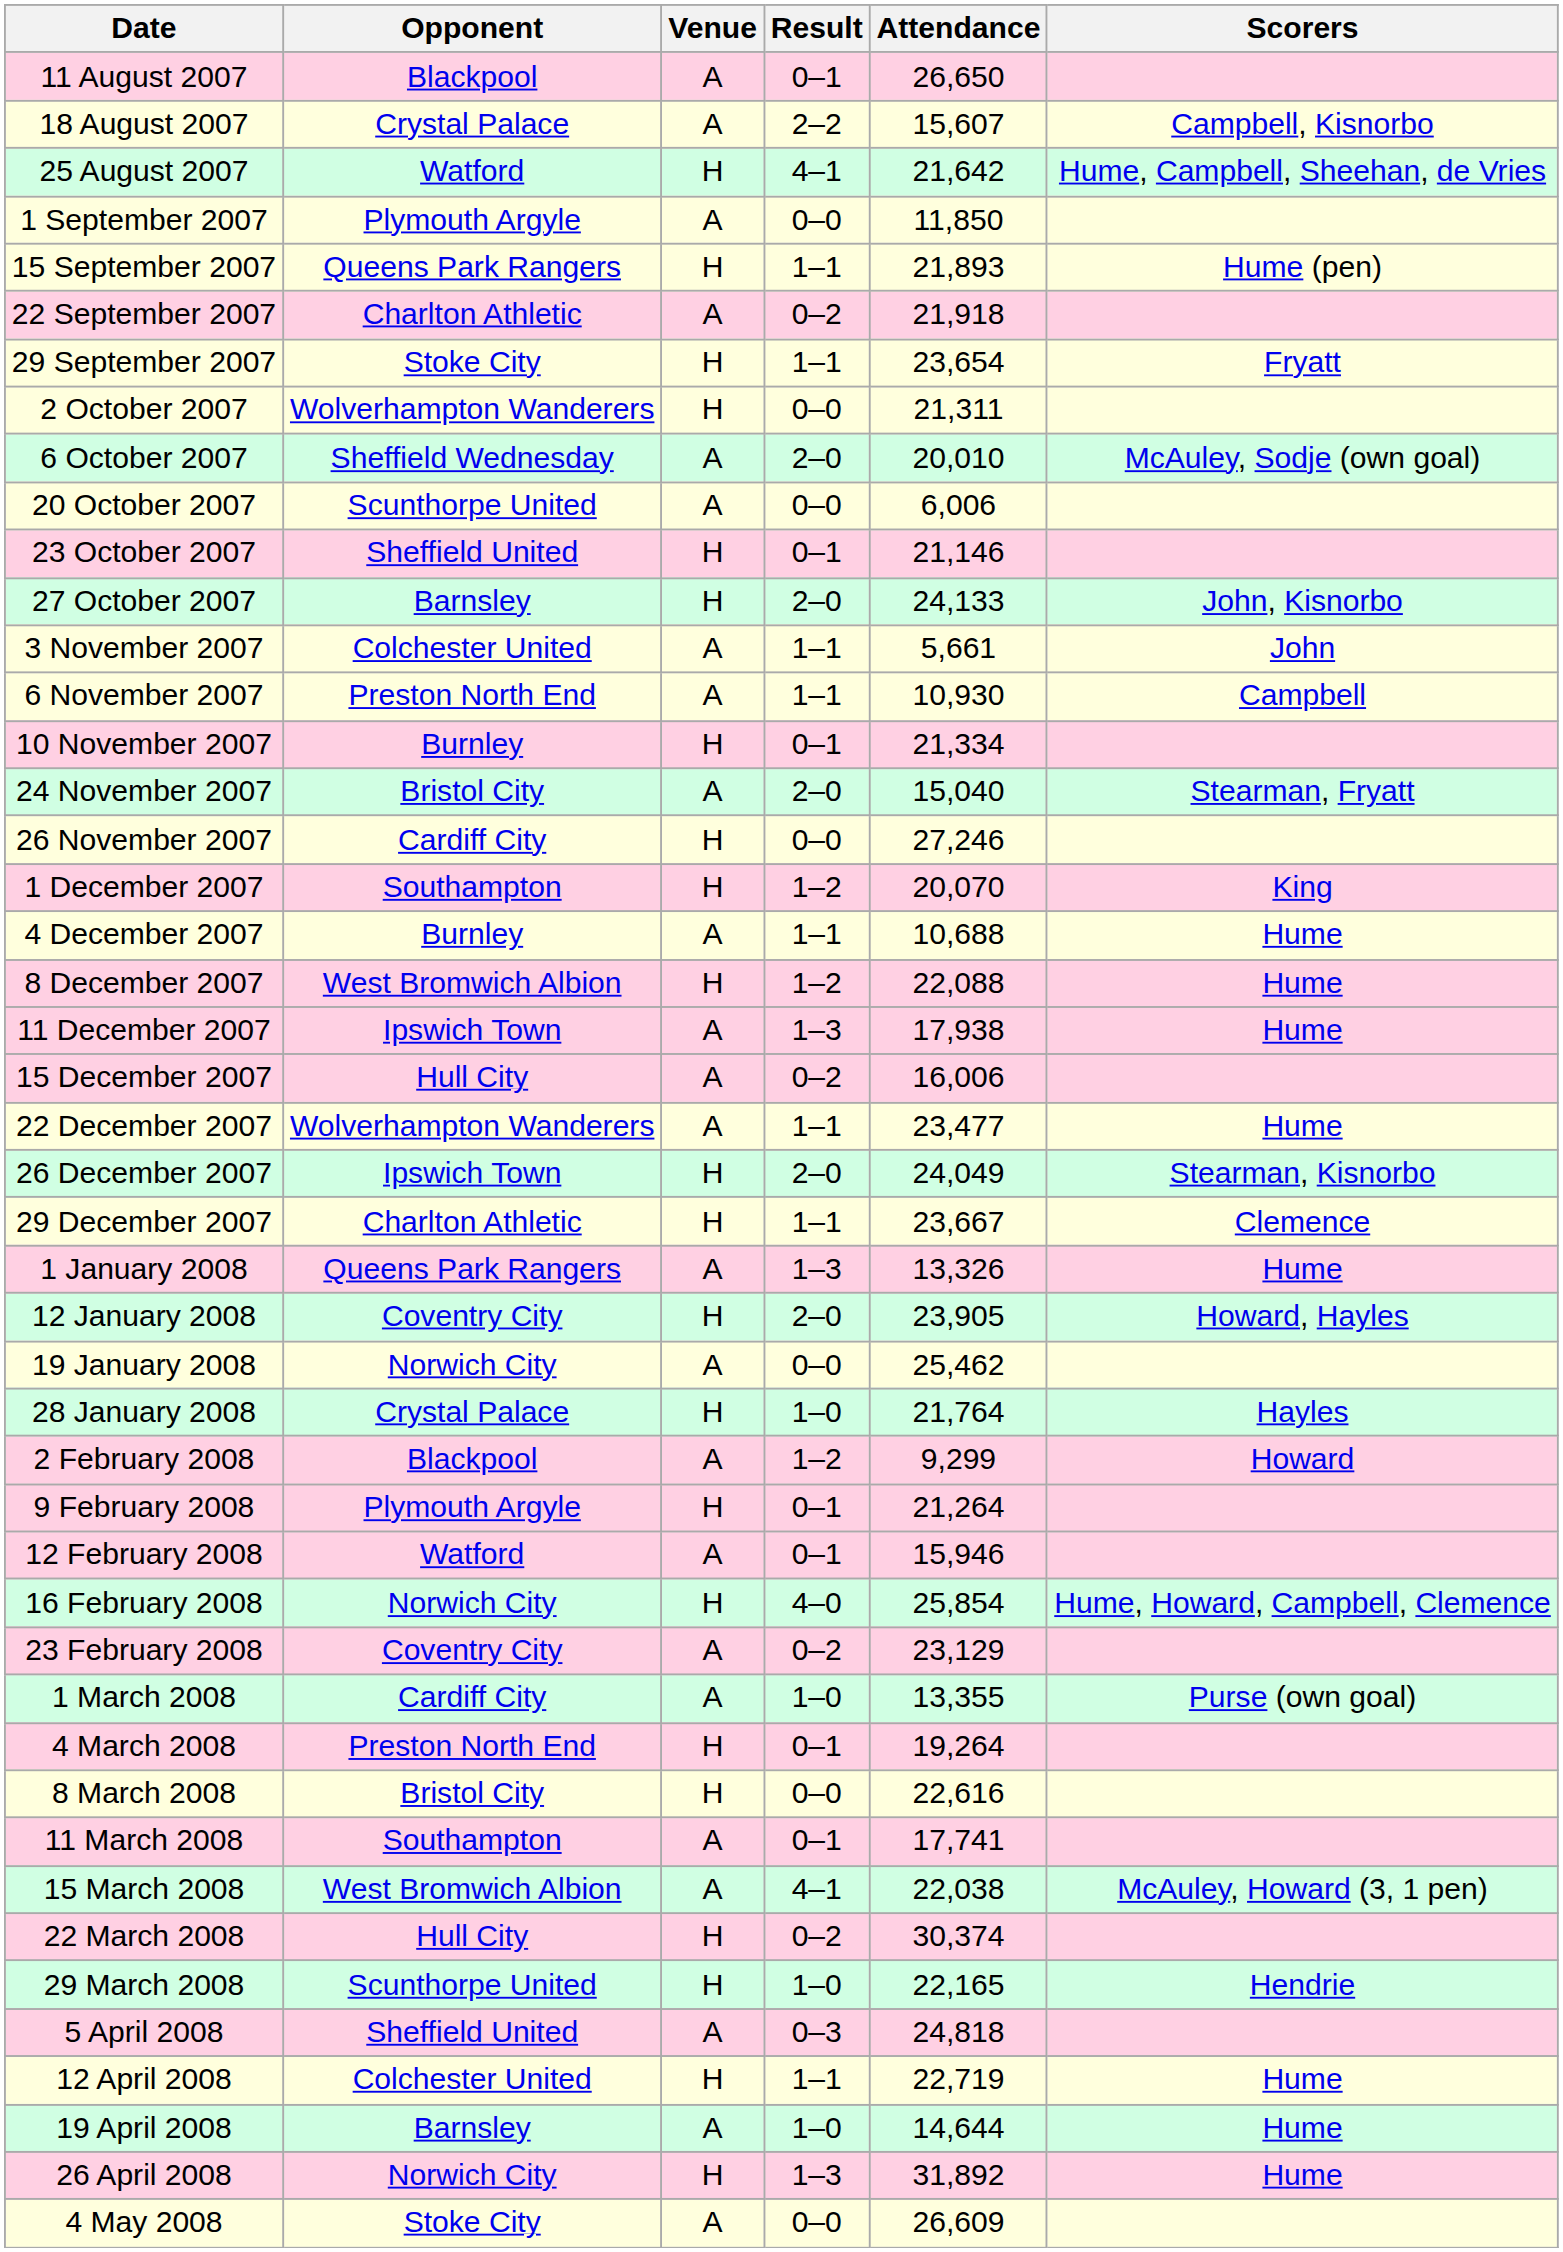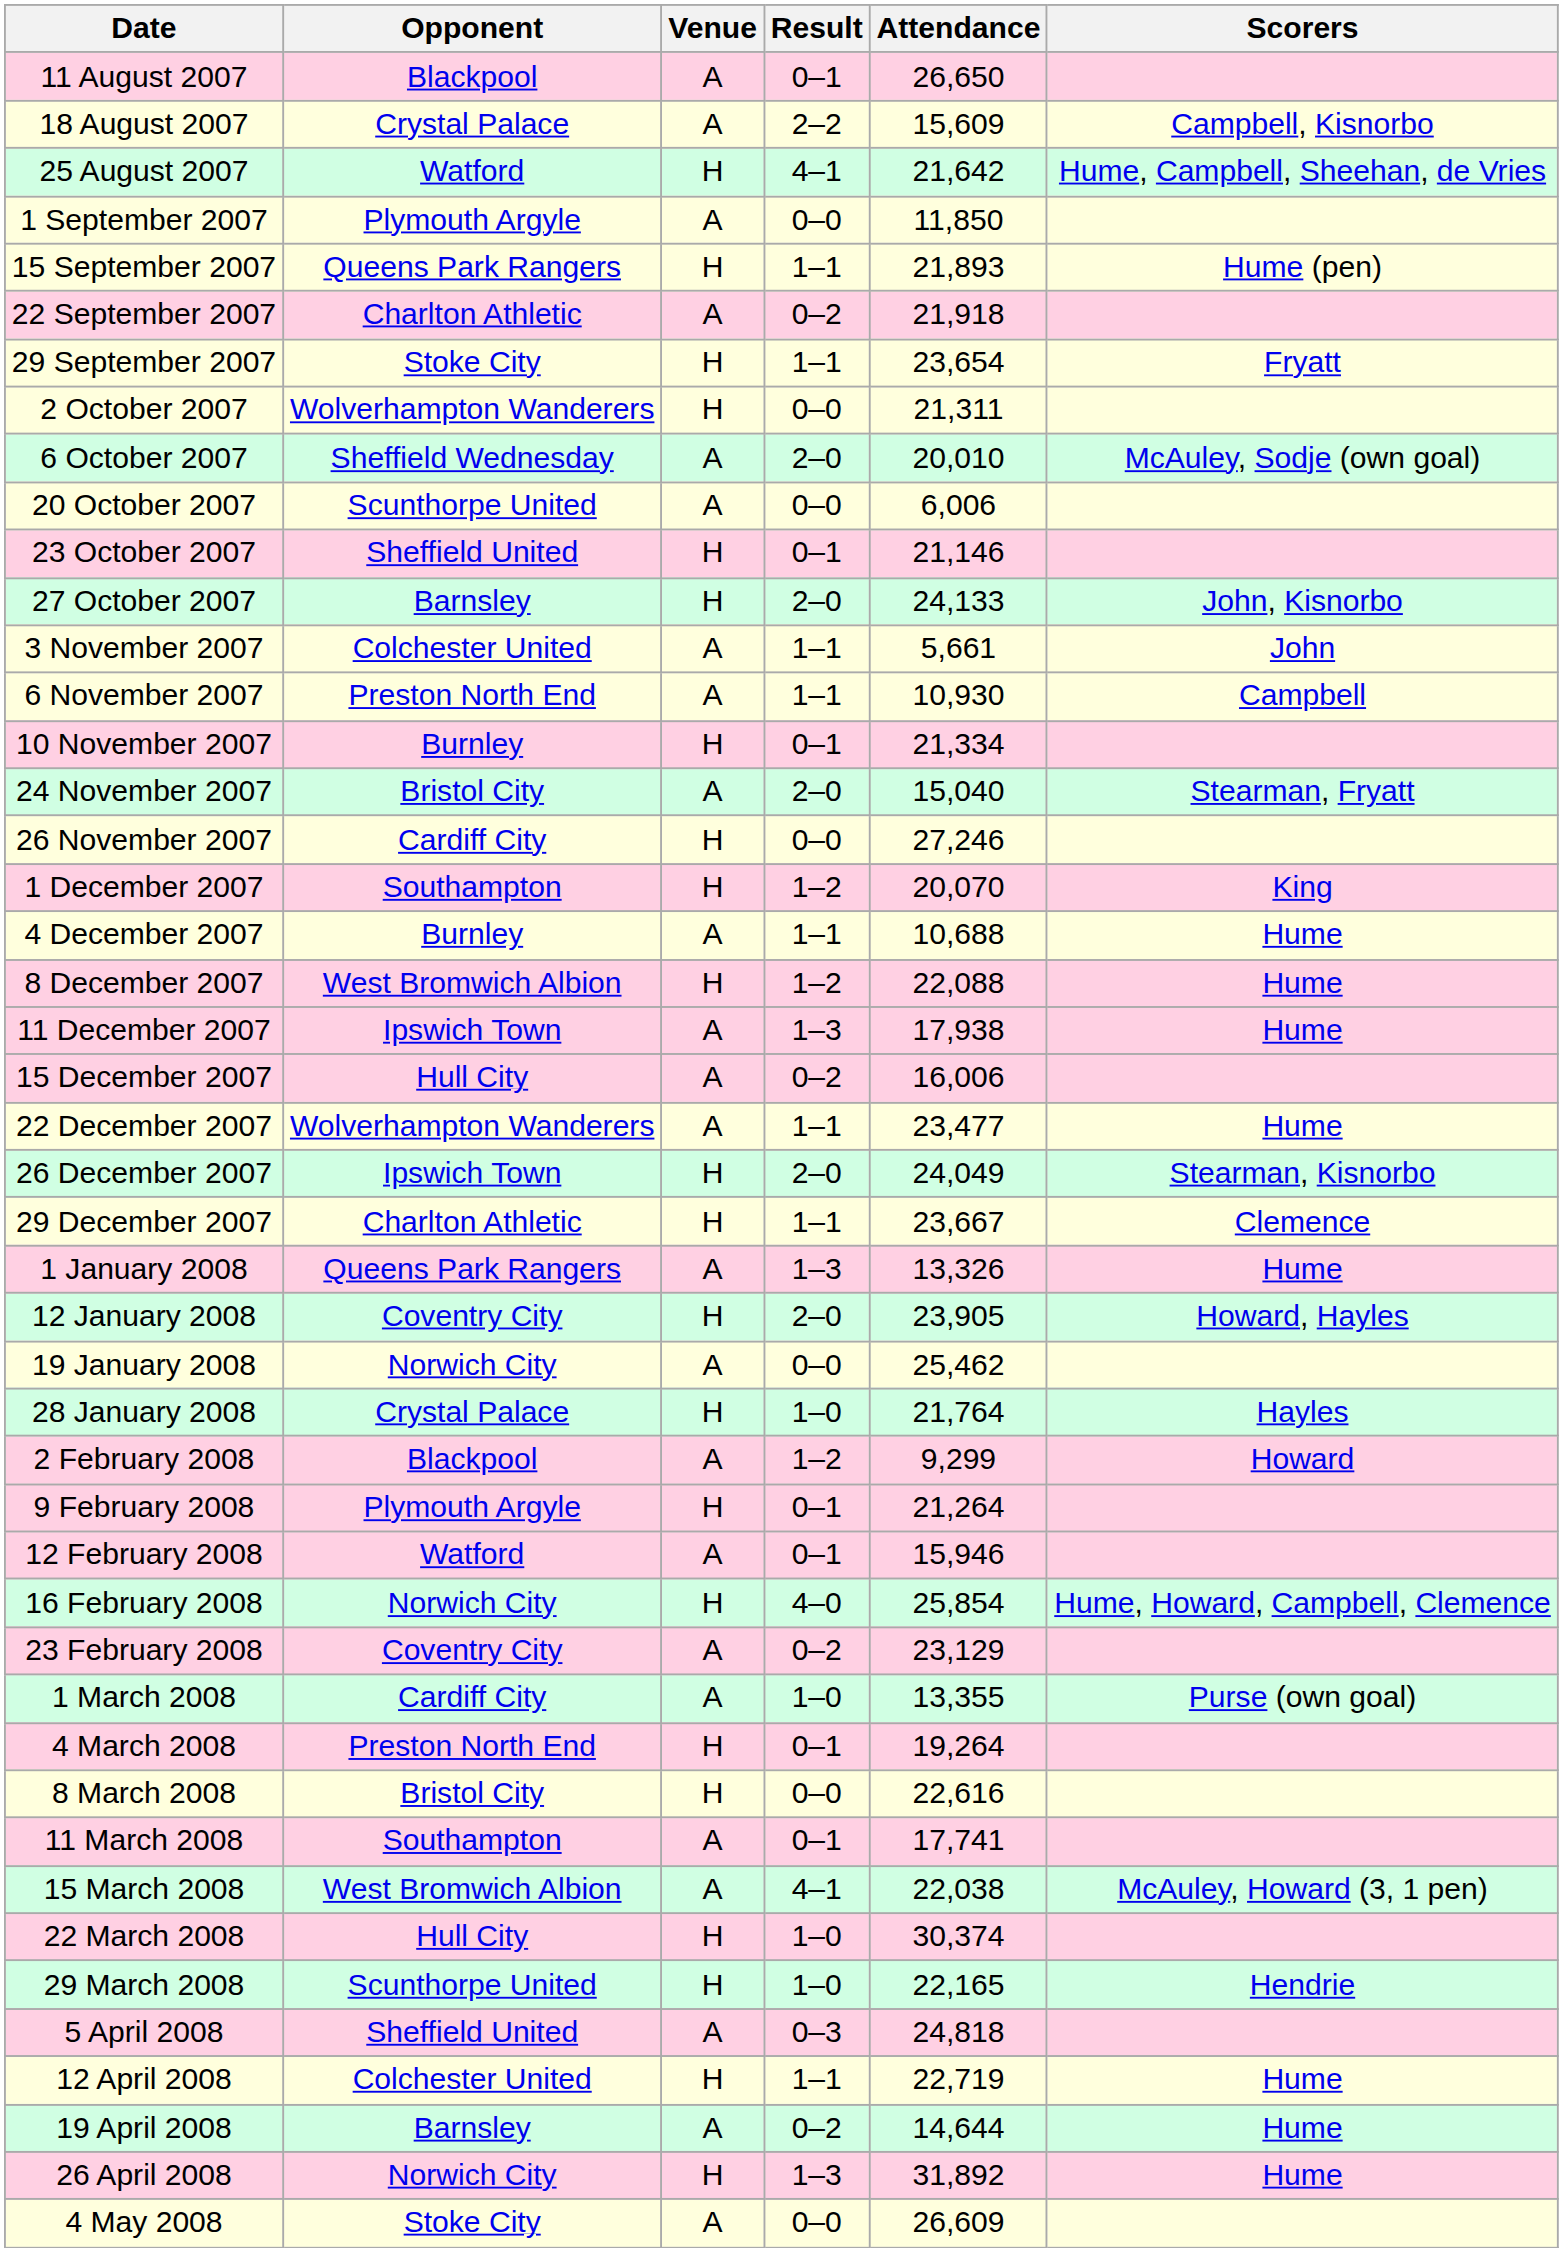(958, 123) 15,607 -> (958, 123) 15,609
(817, 1936) 0–2 -> (817, 1936) 1–0
(817, 2127) 1–0 -> (817, 2127) 0–2
